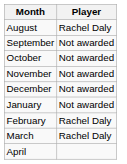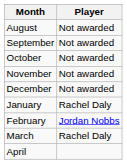(85, 27) Rachel Daly -> (86, 27) Not awarded
(86, 105) Not awarded -> (85, 105) Rachel Daly
(85, 120) Rachel Daly -> (89, 120) Jordan Nobbs
